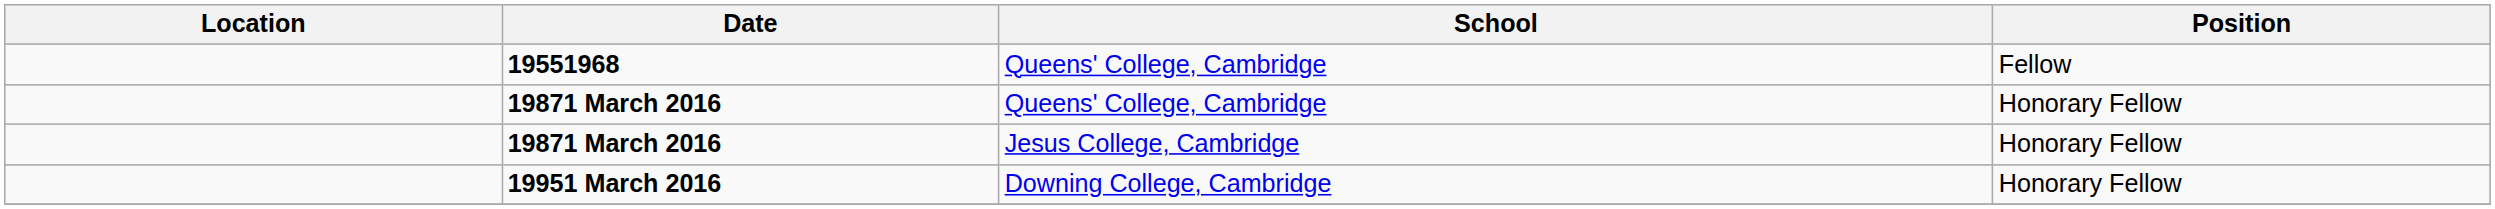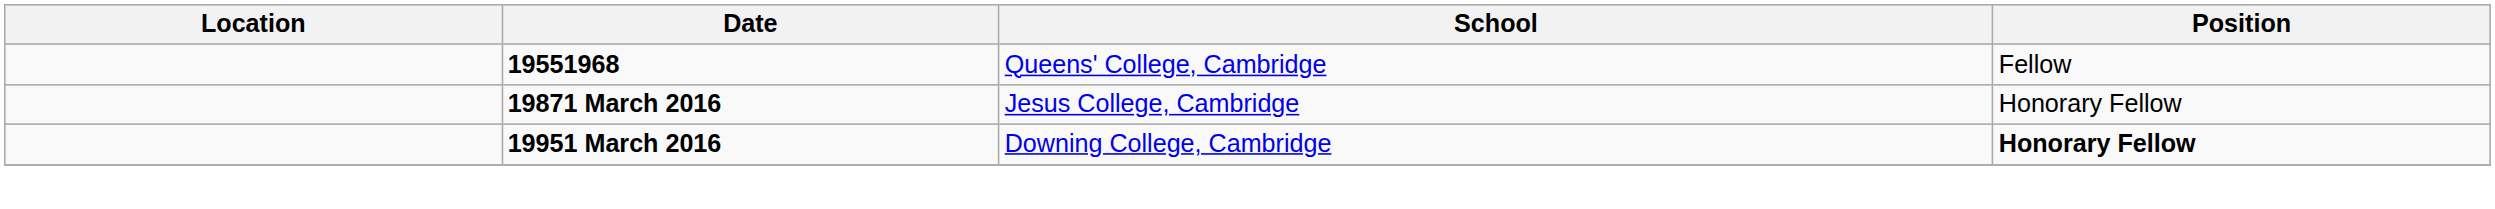- row: (614, 104)
(2090, 183) normal -> (2097, 143) bold
